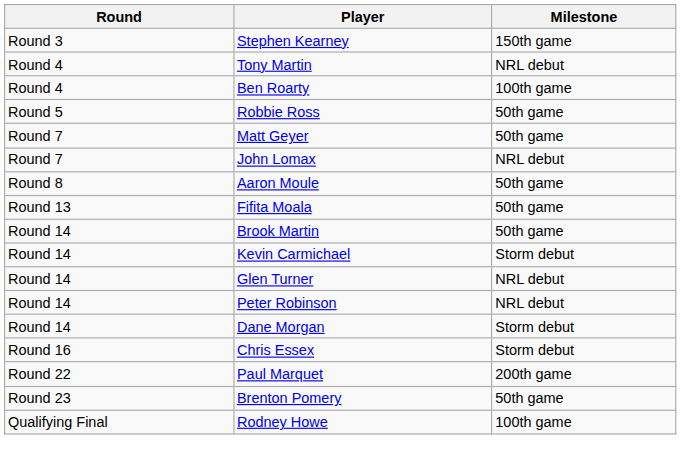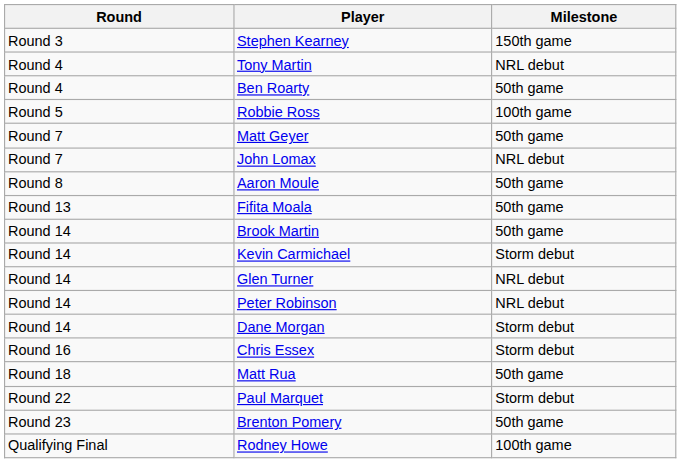(534, 88) 100th game -> (529, 88) 50th game
(529, 112) 50th game -> (534, 112) 100th game
+ row: (266, 374)
(534, 374) 200th game -> (535, 398) Storm debut
